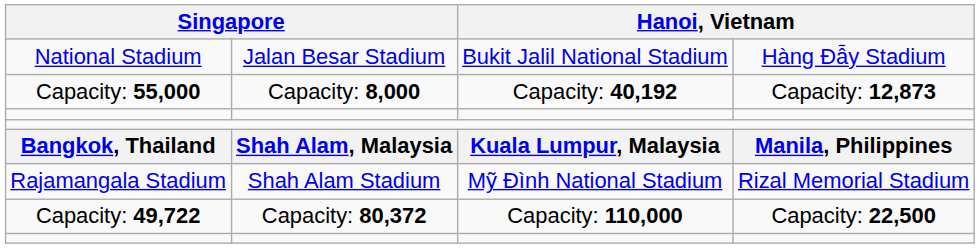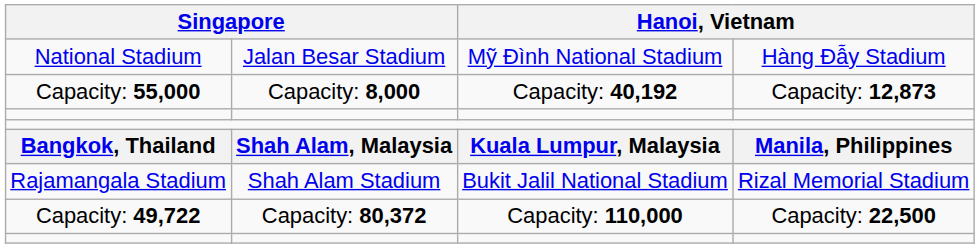(595, 56) Bukit Jalil National Stadium -> (595, 56) Mỹ Đình National Stadium
(595, 181) Mỹ Đình National Stadium -> (595, 181) Bukit Jalil National Stadium
